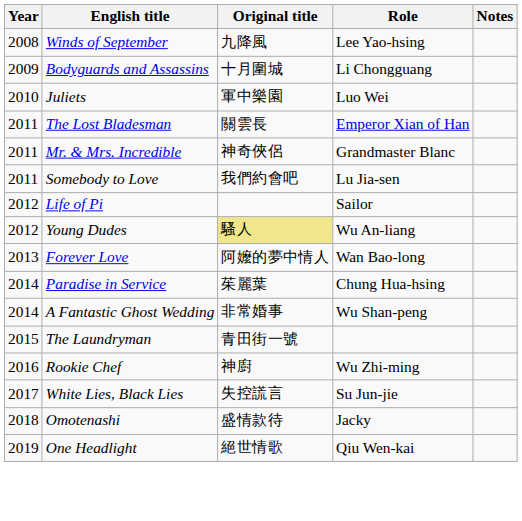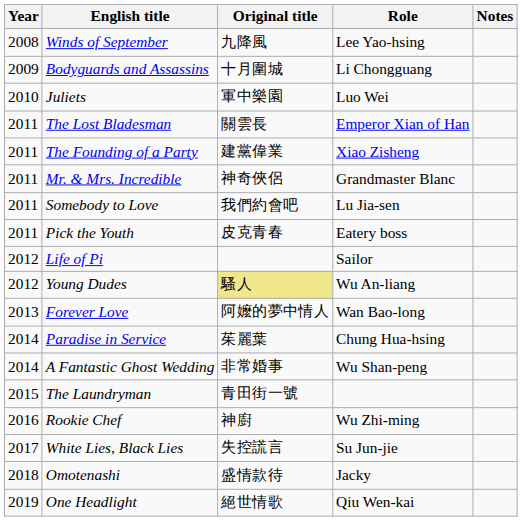+ row: (122, 151)
+ row: (90, 233)
